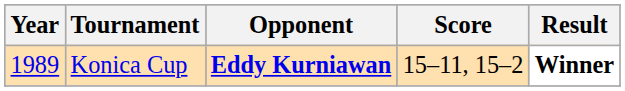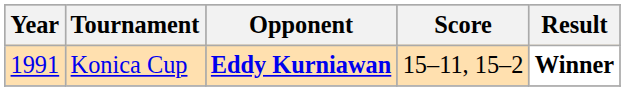(35, 65) 1989 -> (35, 65) 1991
